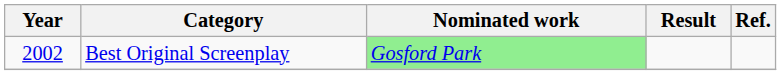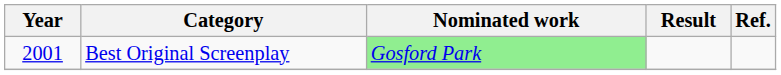(43, 52) 2002 -> (43, 52) 2001
